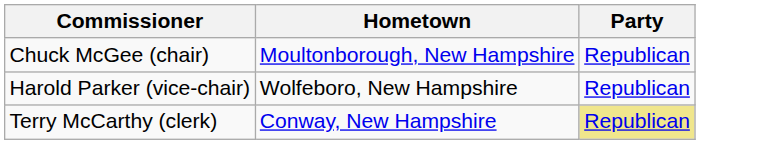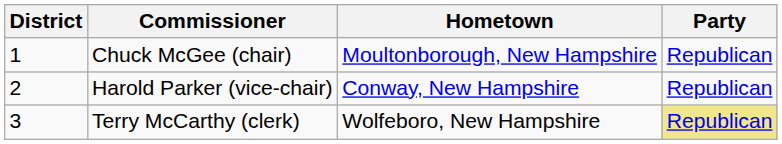+ column: (46, 21)
(389, 88) Wolfeboro, New Hampshire -> (461, 88) Conway, New Hampshire
(378, 121) Conway, New Hampshire -> (471, 121) Wolfeboro, New Hampshire
